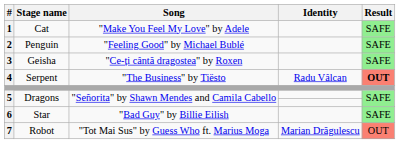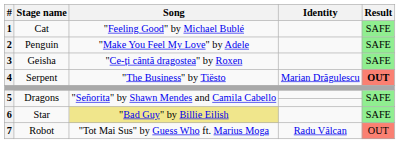(174, 28) "Make You Feel My Love" by Adele -> (174, 28) "Feeling Good" by Michael Bublé
(174, 45) "Feeling Good" by Michael Bublé -> (174, 45) "Make You Feel My Love" by Adele
(320, 77) Radu Vâlcan -> (320, 77) Marian Drăgulescu
(174, 114) no background -> (174, 114) khaki background
(320, 131) Marian Drăgulescu -> (320, 131) Radu Vâlcan
